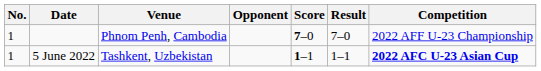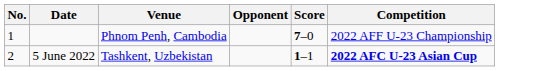- column: (348, 14)
(11, 55) 1 -> (11, 55) 2
